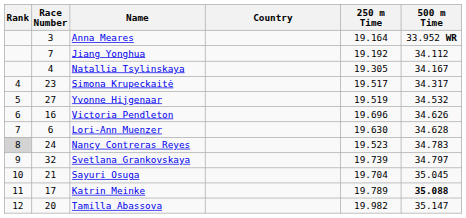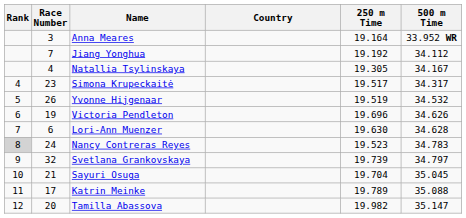(50, 99) 27 -> (50, 99) 26
(50, 114) 16 -> (50, 114) 19
(432, 191) bold -> (432, 191) normal
